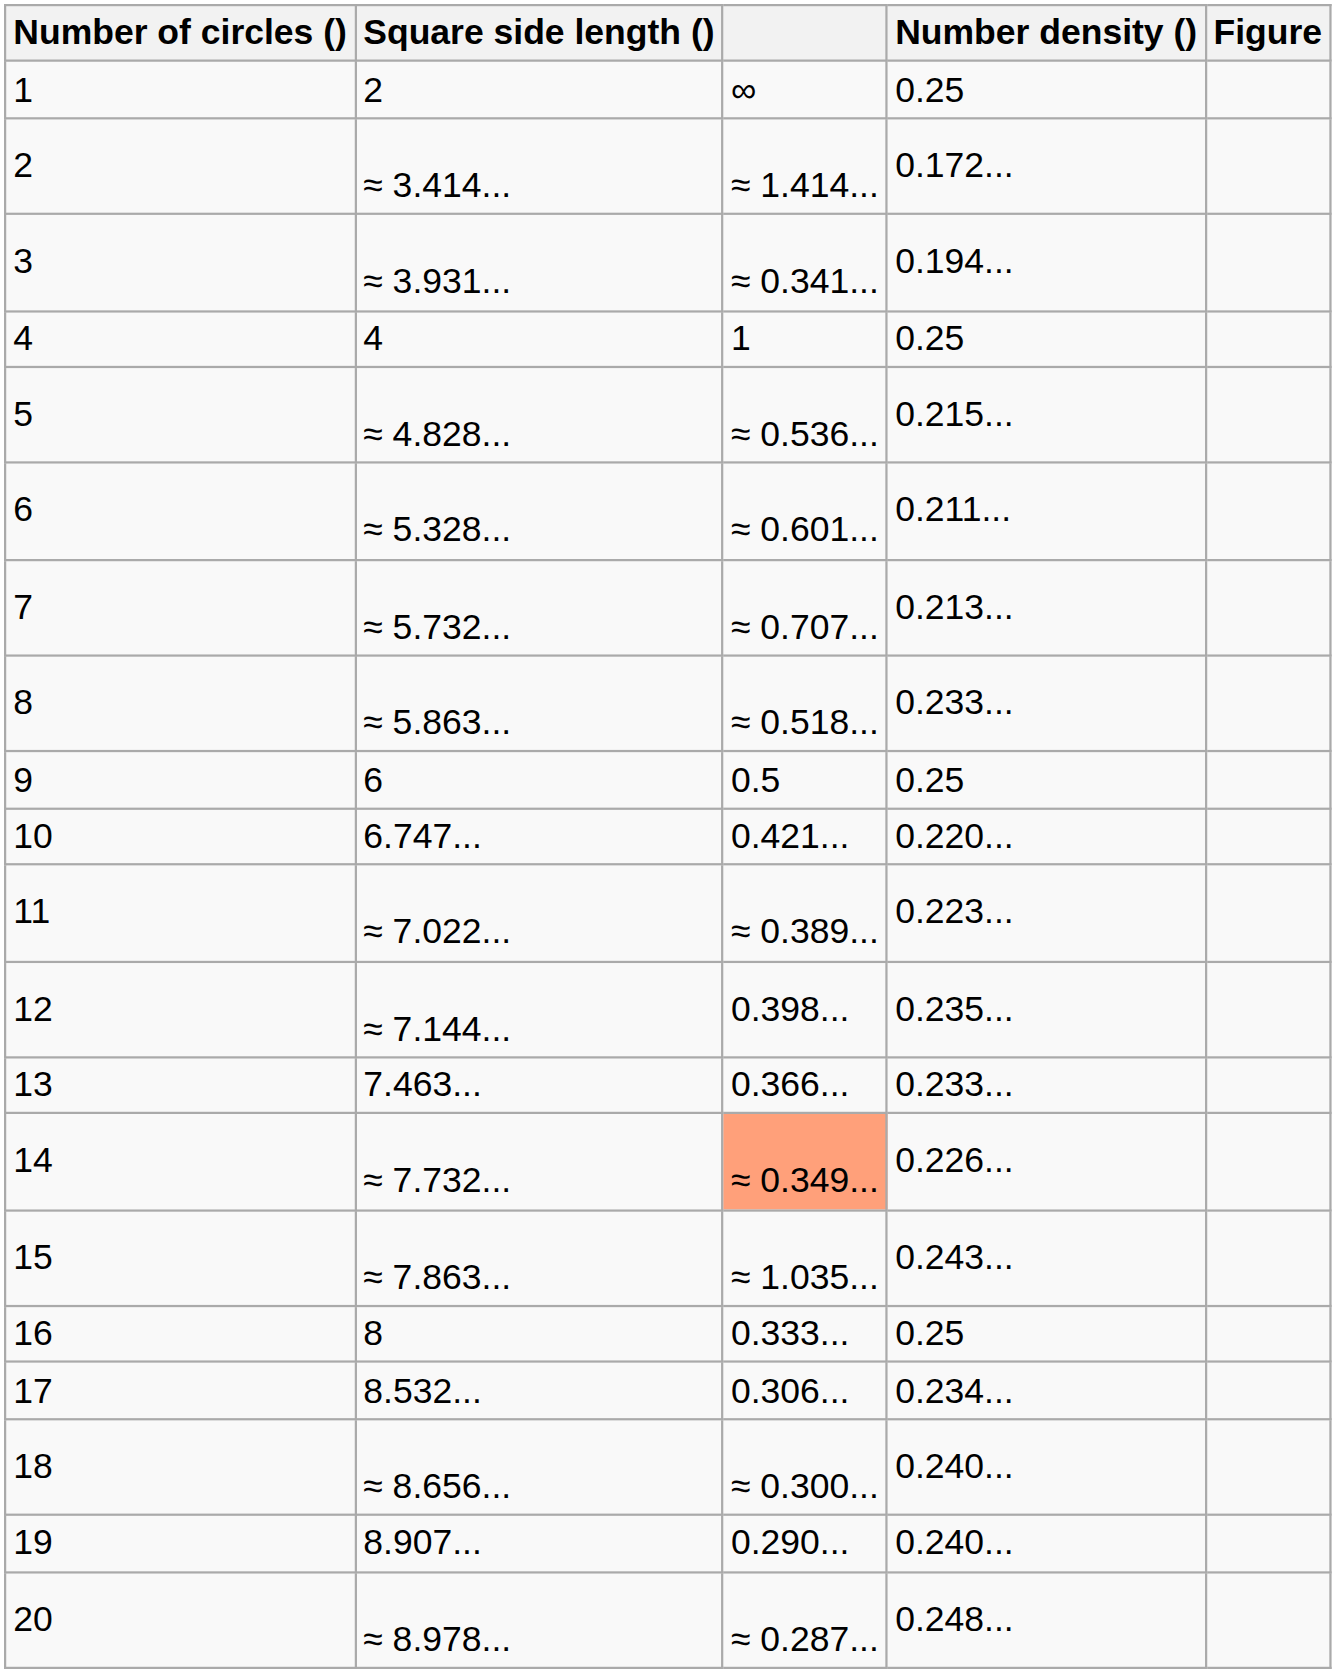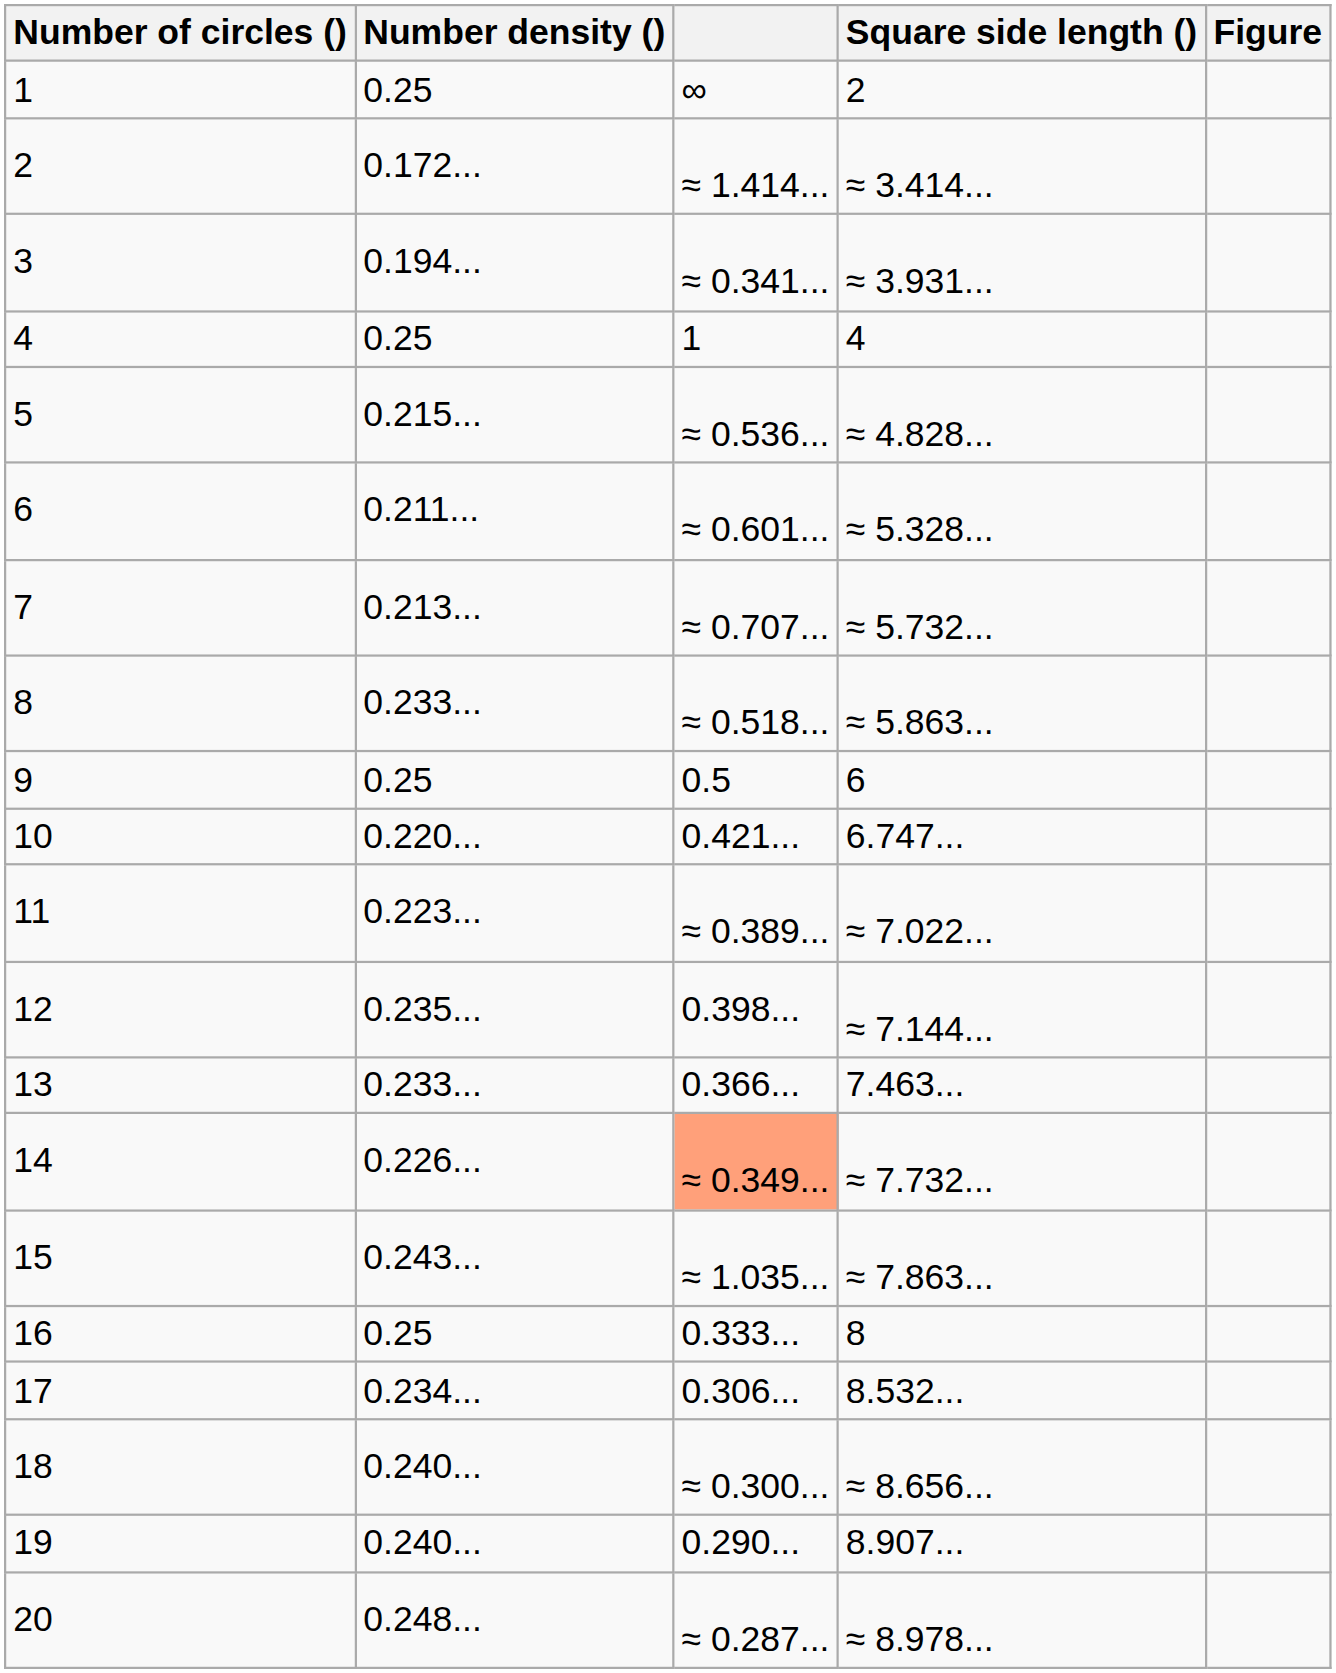columns swapped: (539, 32) <-> (1046, 32)
